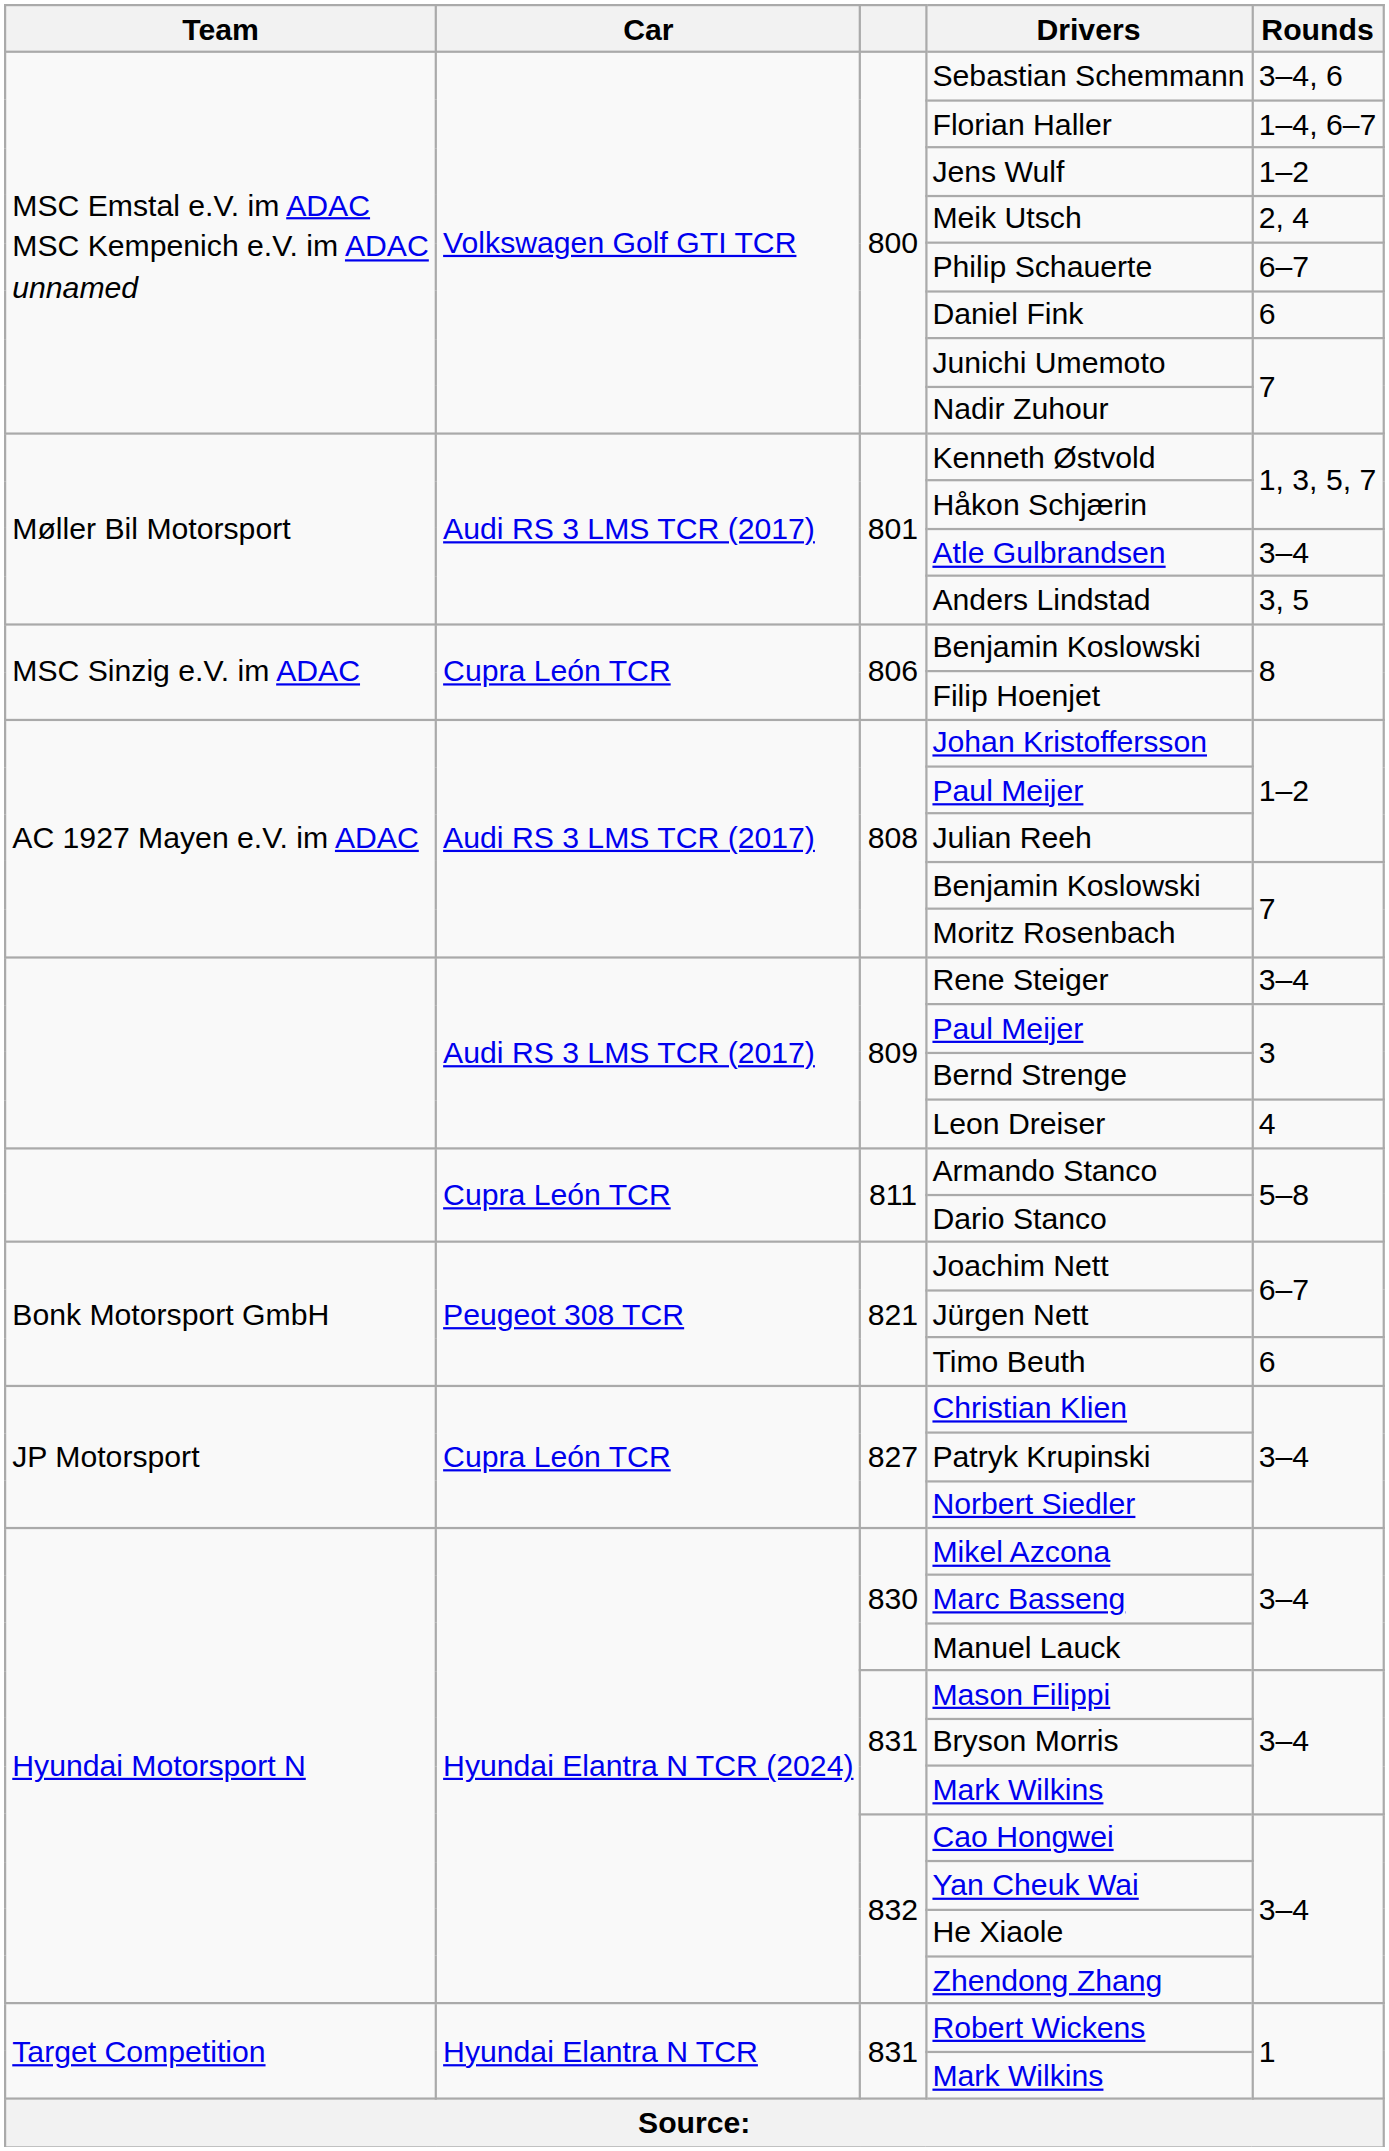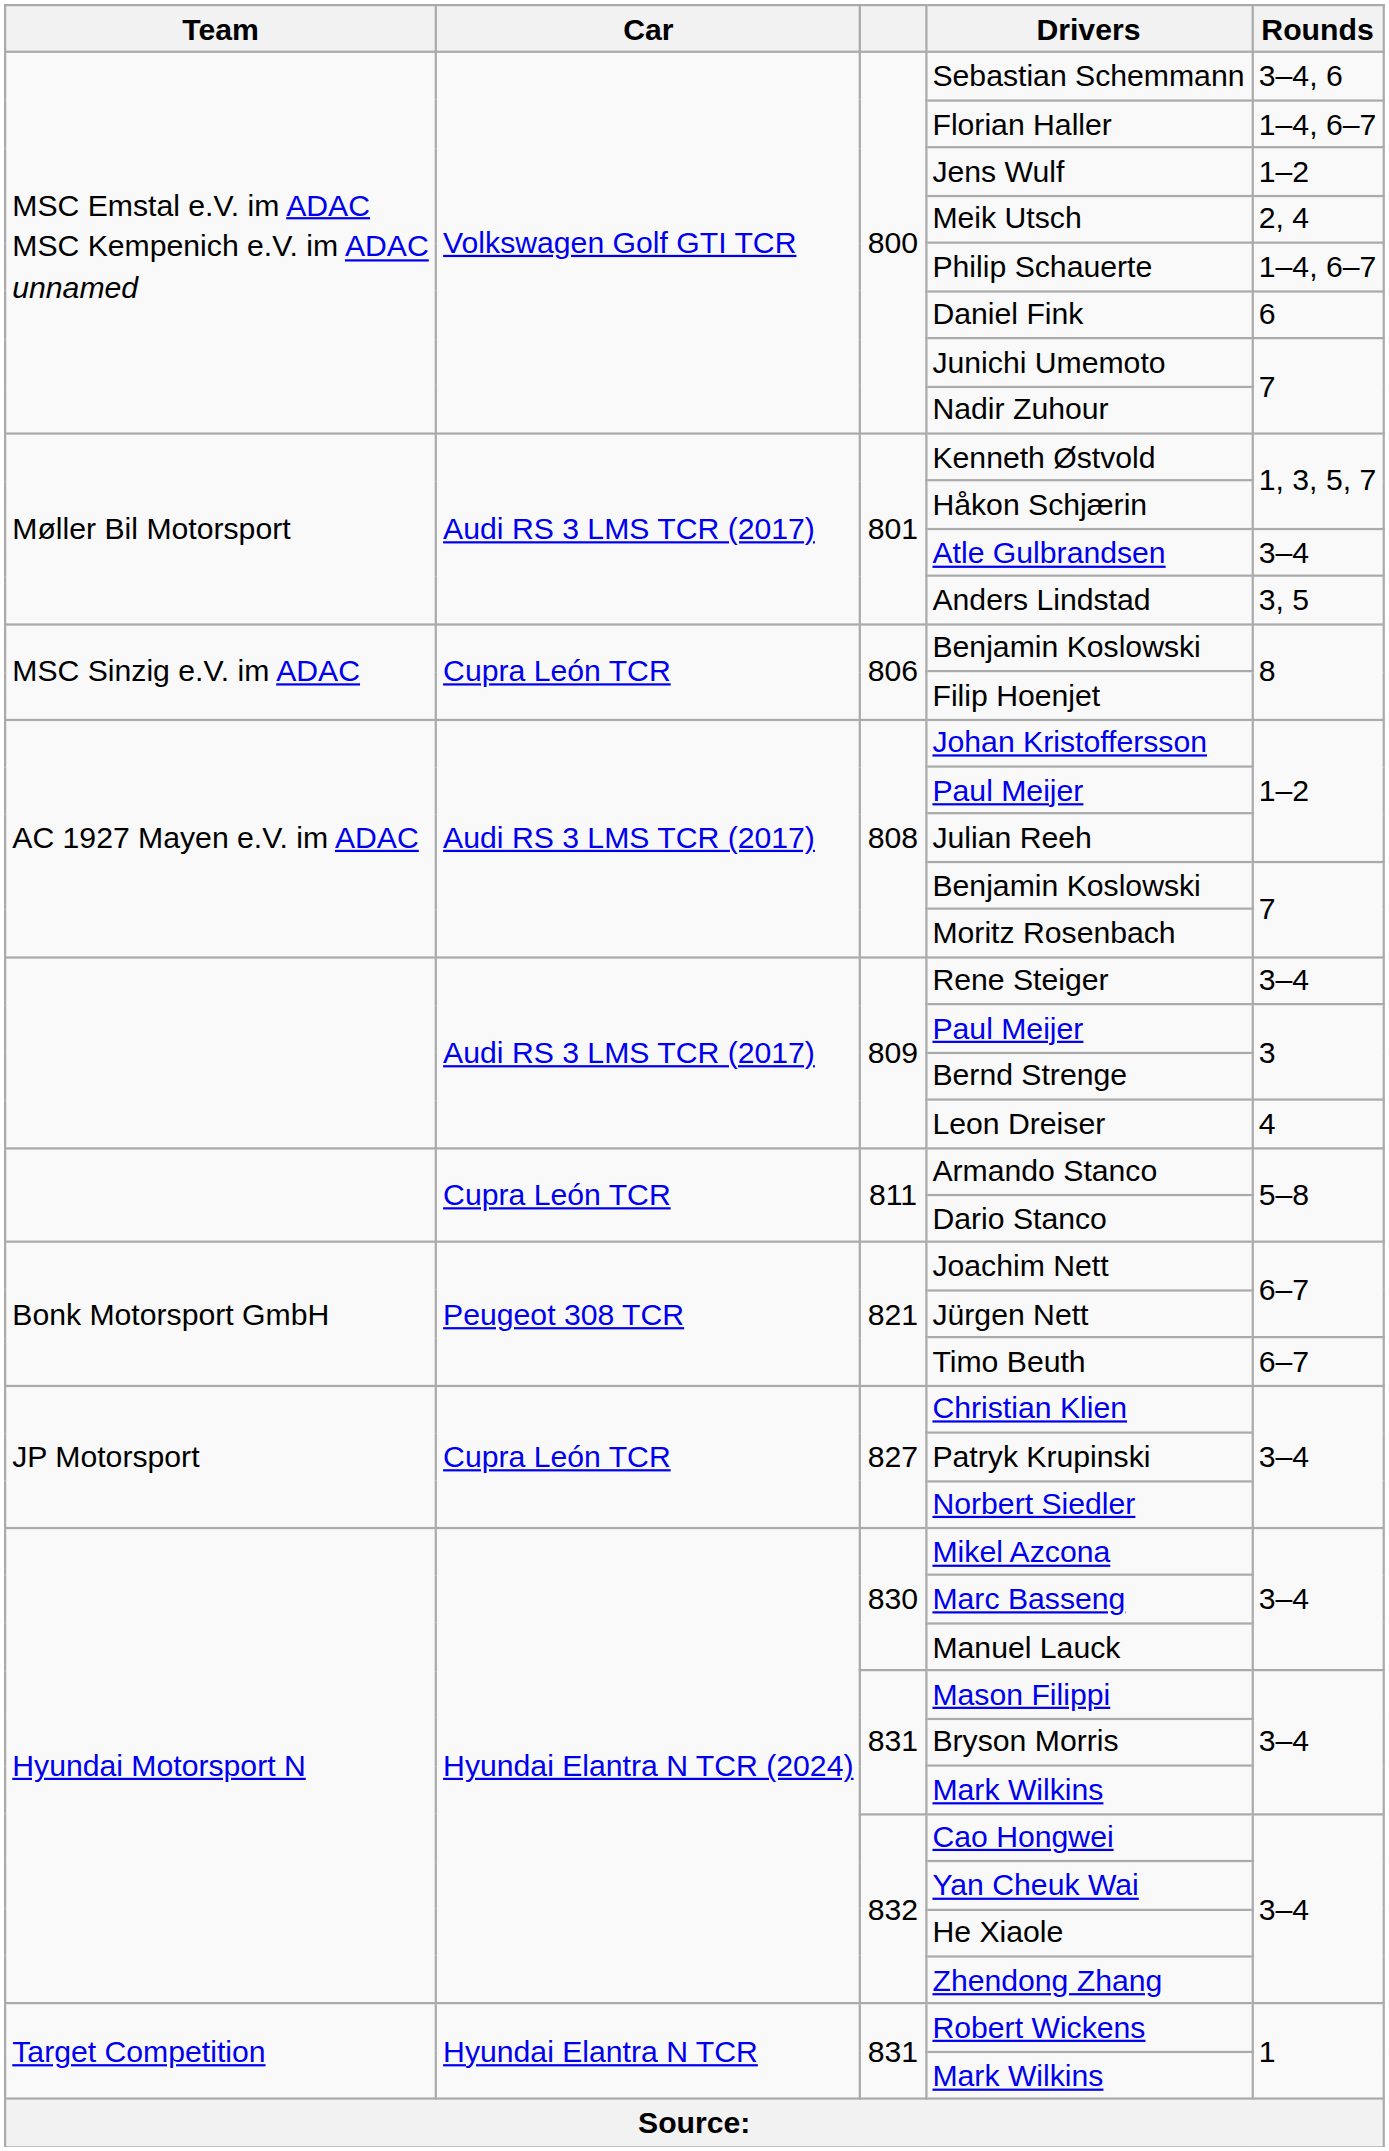(1284, 266) 6–7 -> (1318, 266) 1–4, 6–7
(1267, 1361) 6 -> (1284, 1361) 6–7
